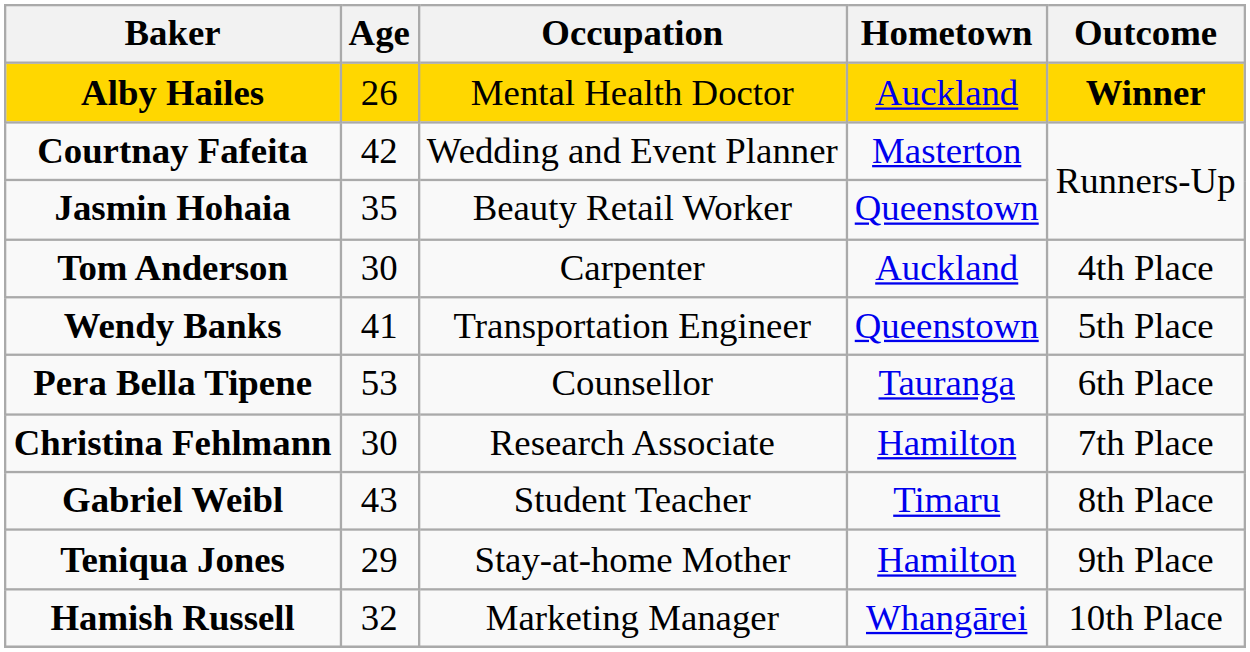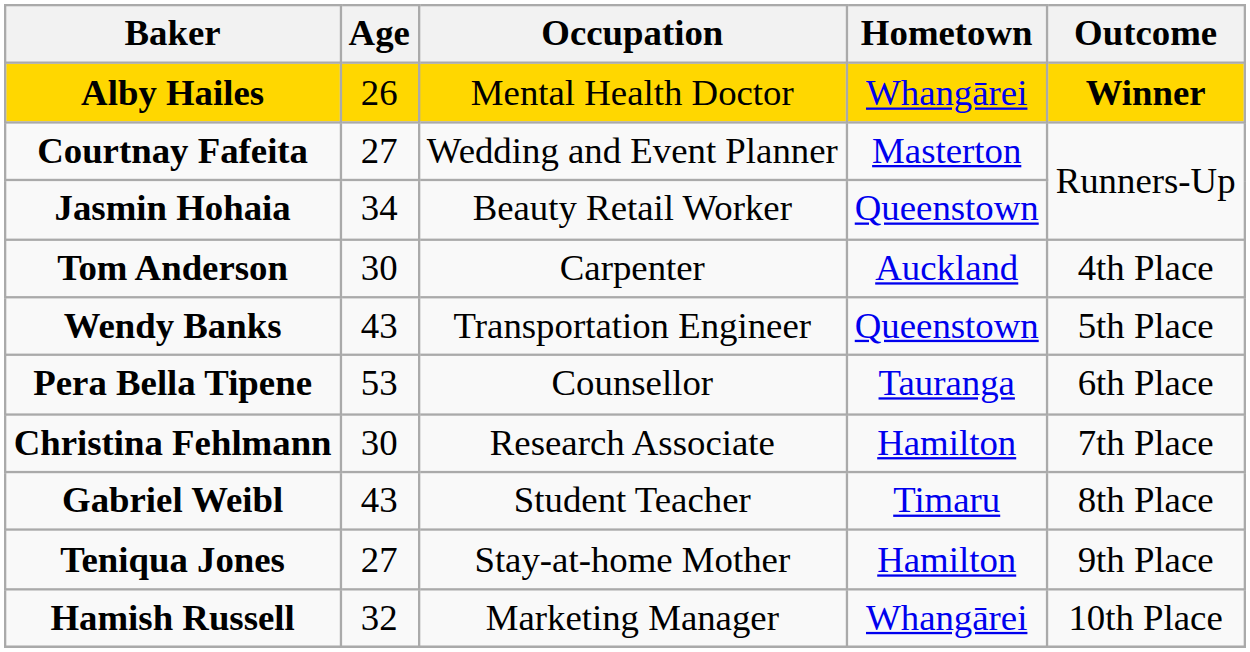(947, 92) Auckland -> (947, 92) Whangārei
(379, 150) 42 -> (379, 150) 27
(379, 208) 35 -> (379, 208) 34
(379, 325) 41 -> (379, 325) 43
(379, 558) 29 -> (379, 558) 27
